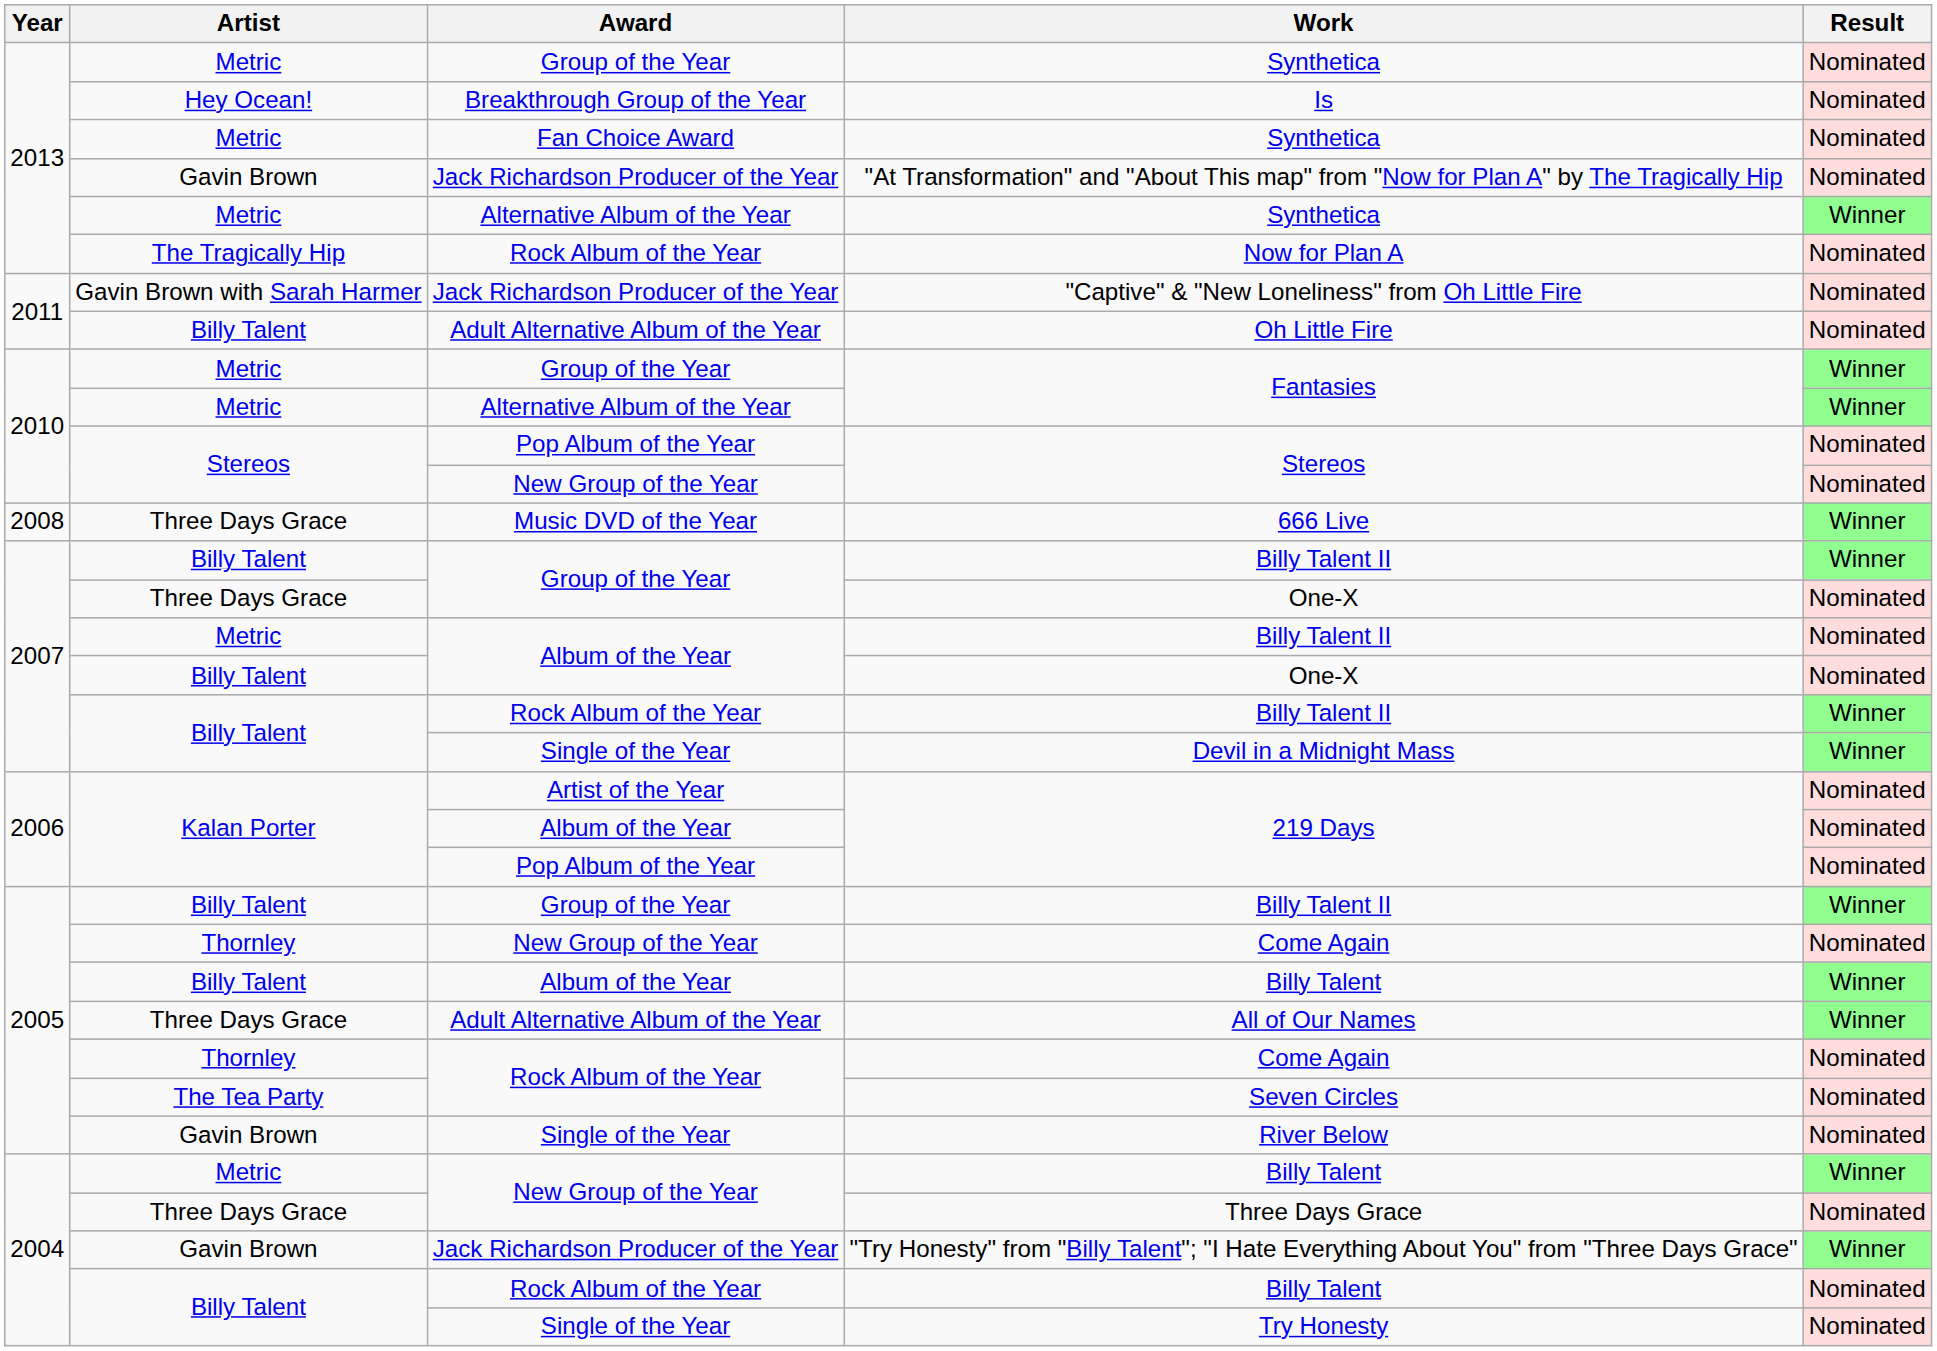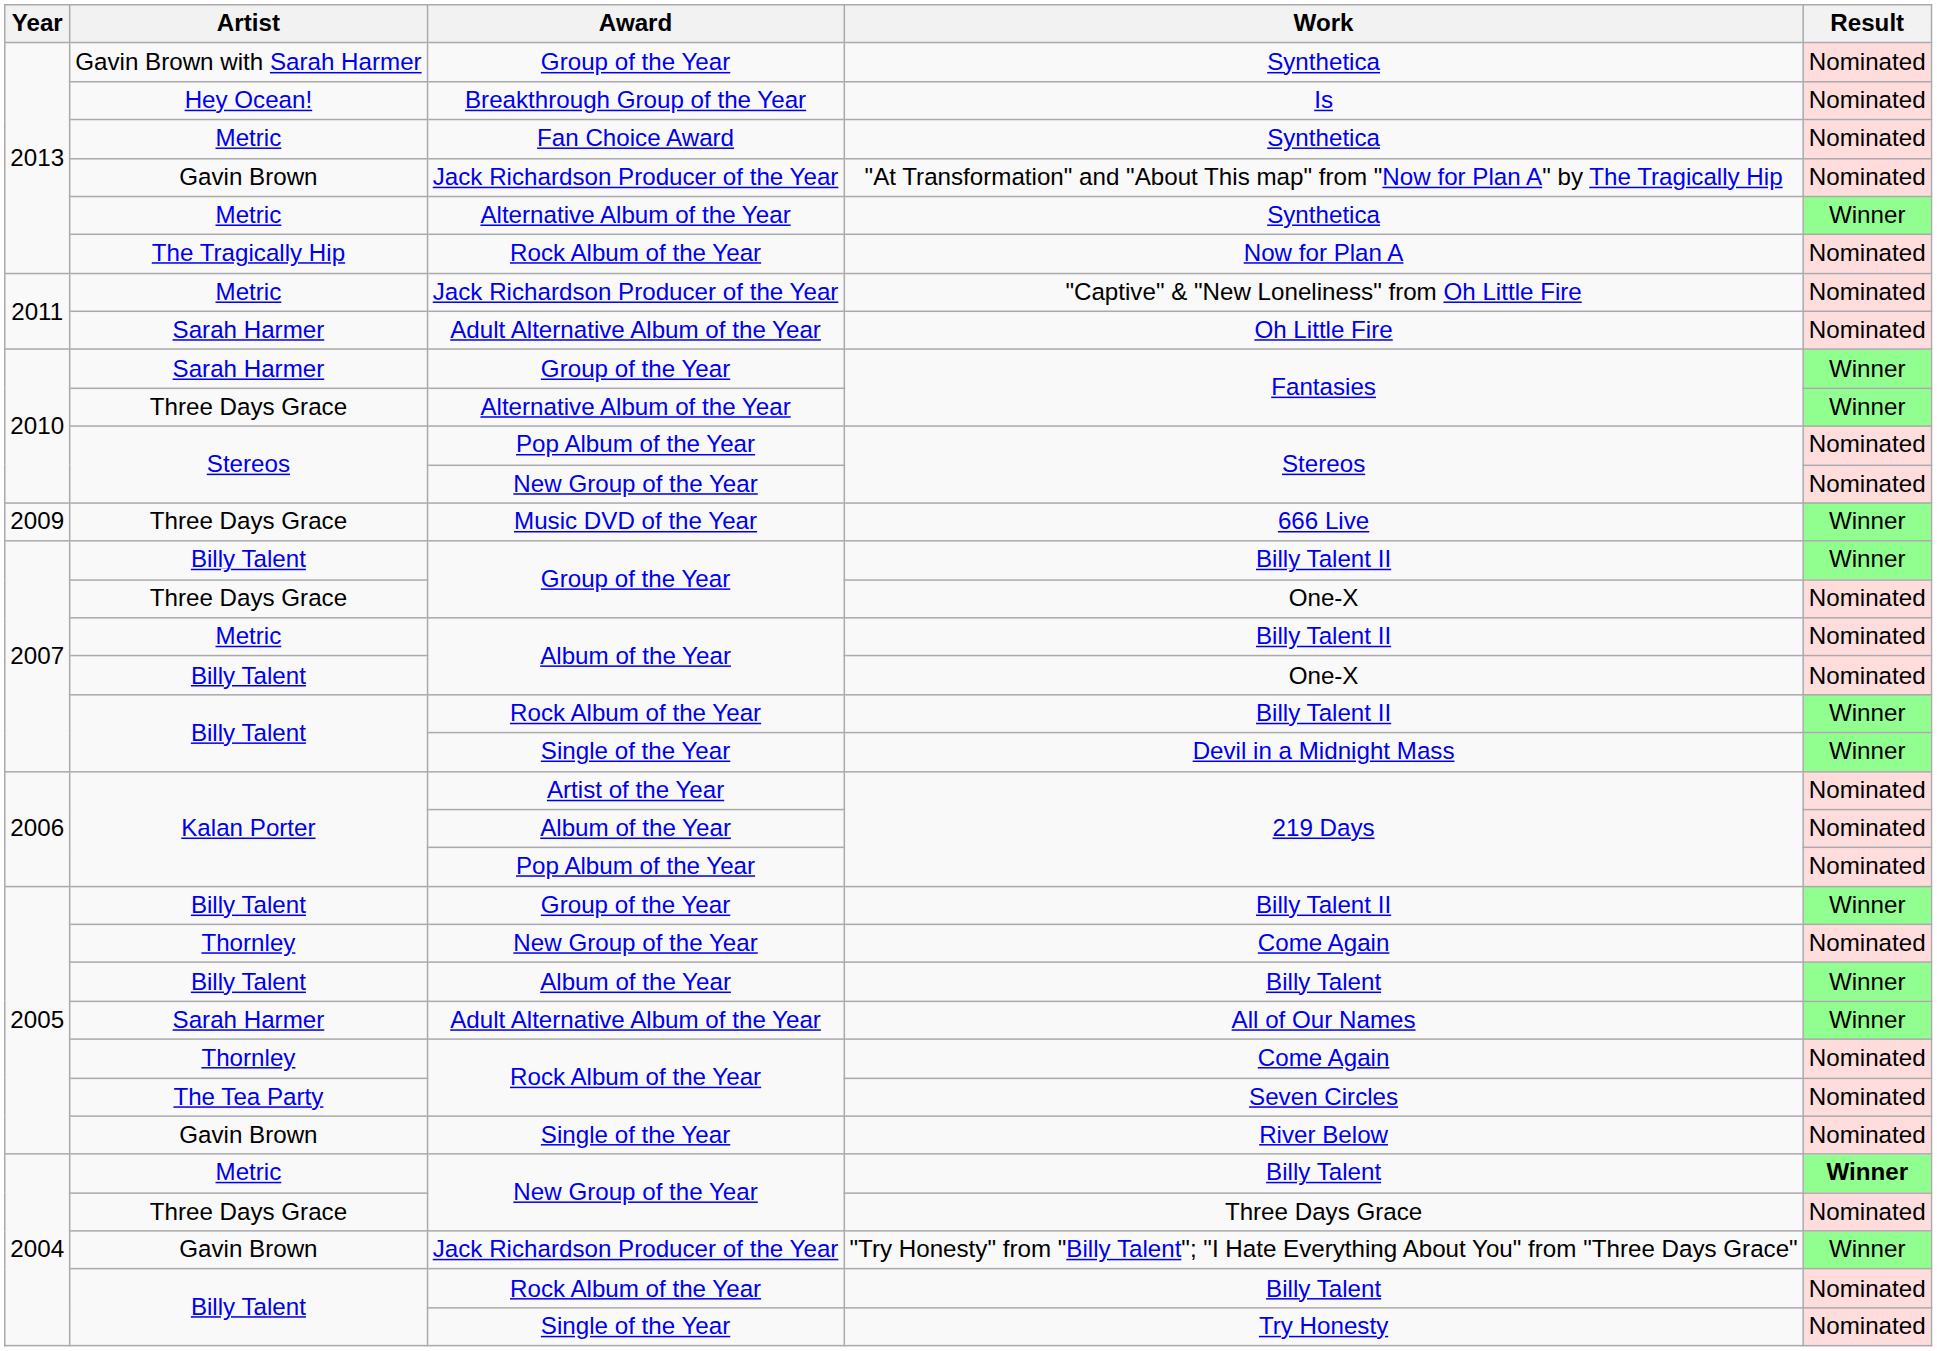(248, 61) Metric -> (248, 61) Gavin Brown with Sarah Harmer
(248, 291) Gavin Brown with Sarah Harmer -> (248, 291) Metric
(248, 330) Billy Talent -> (248, 330) Sarah Harmer
(248, 368) Metric -> (248, 368) Sarah Harmer
(248, 406) Metric -> (248, 406) Three Days Grace
(37, 521) 2008 -> (37, 521) 2009
(248, 1019) Three Days Grace -> (248, 1019) Sarah Harmer
(1867, 1173) normal -> (1867, 1173) bold
